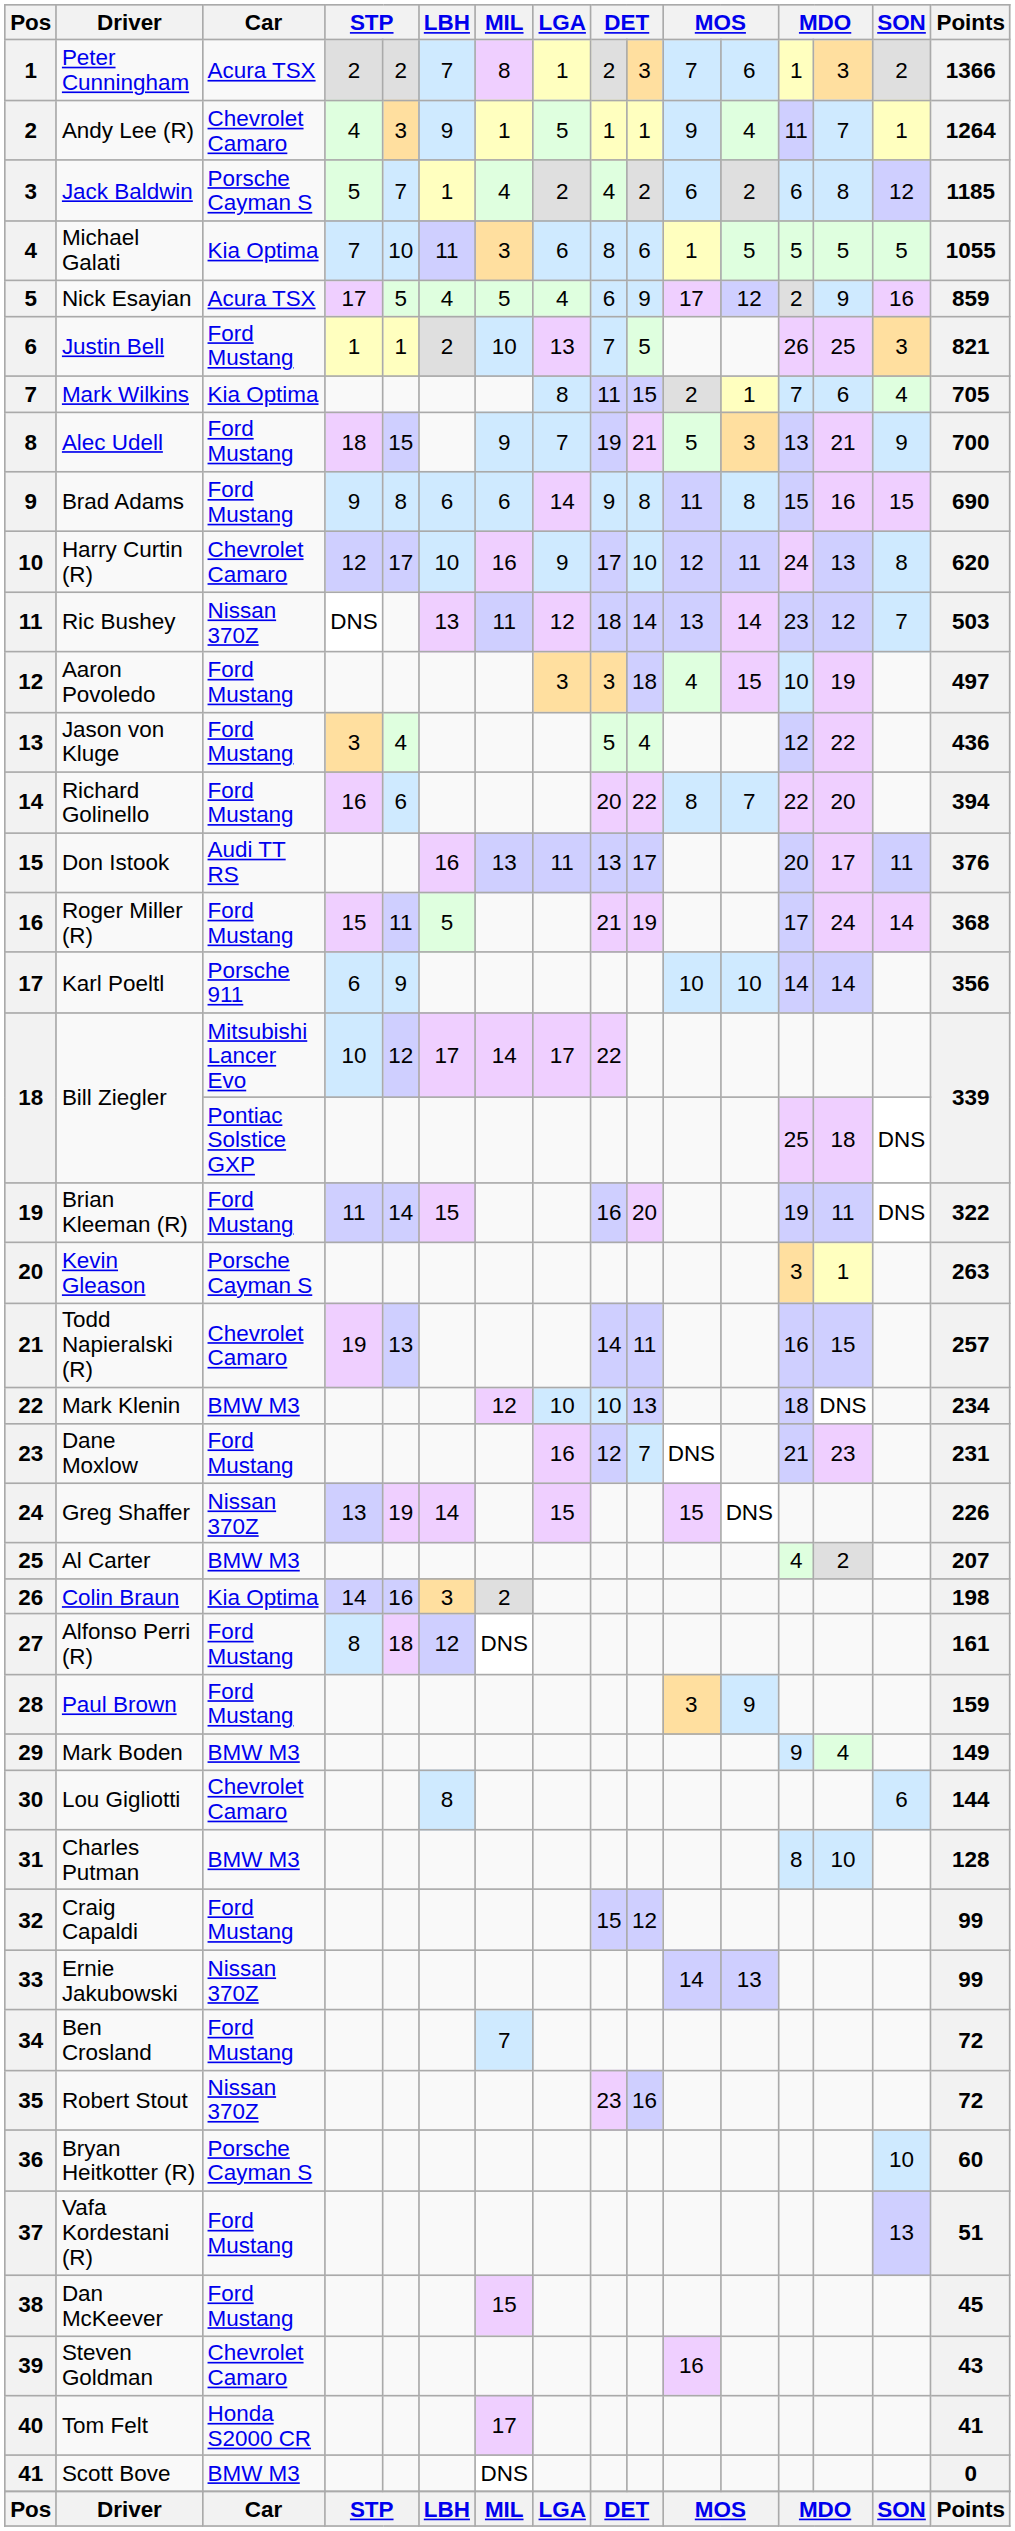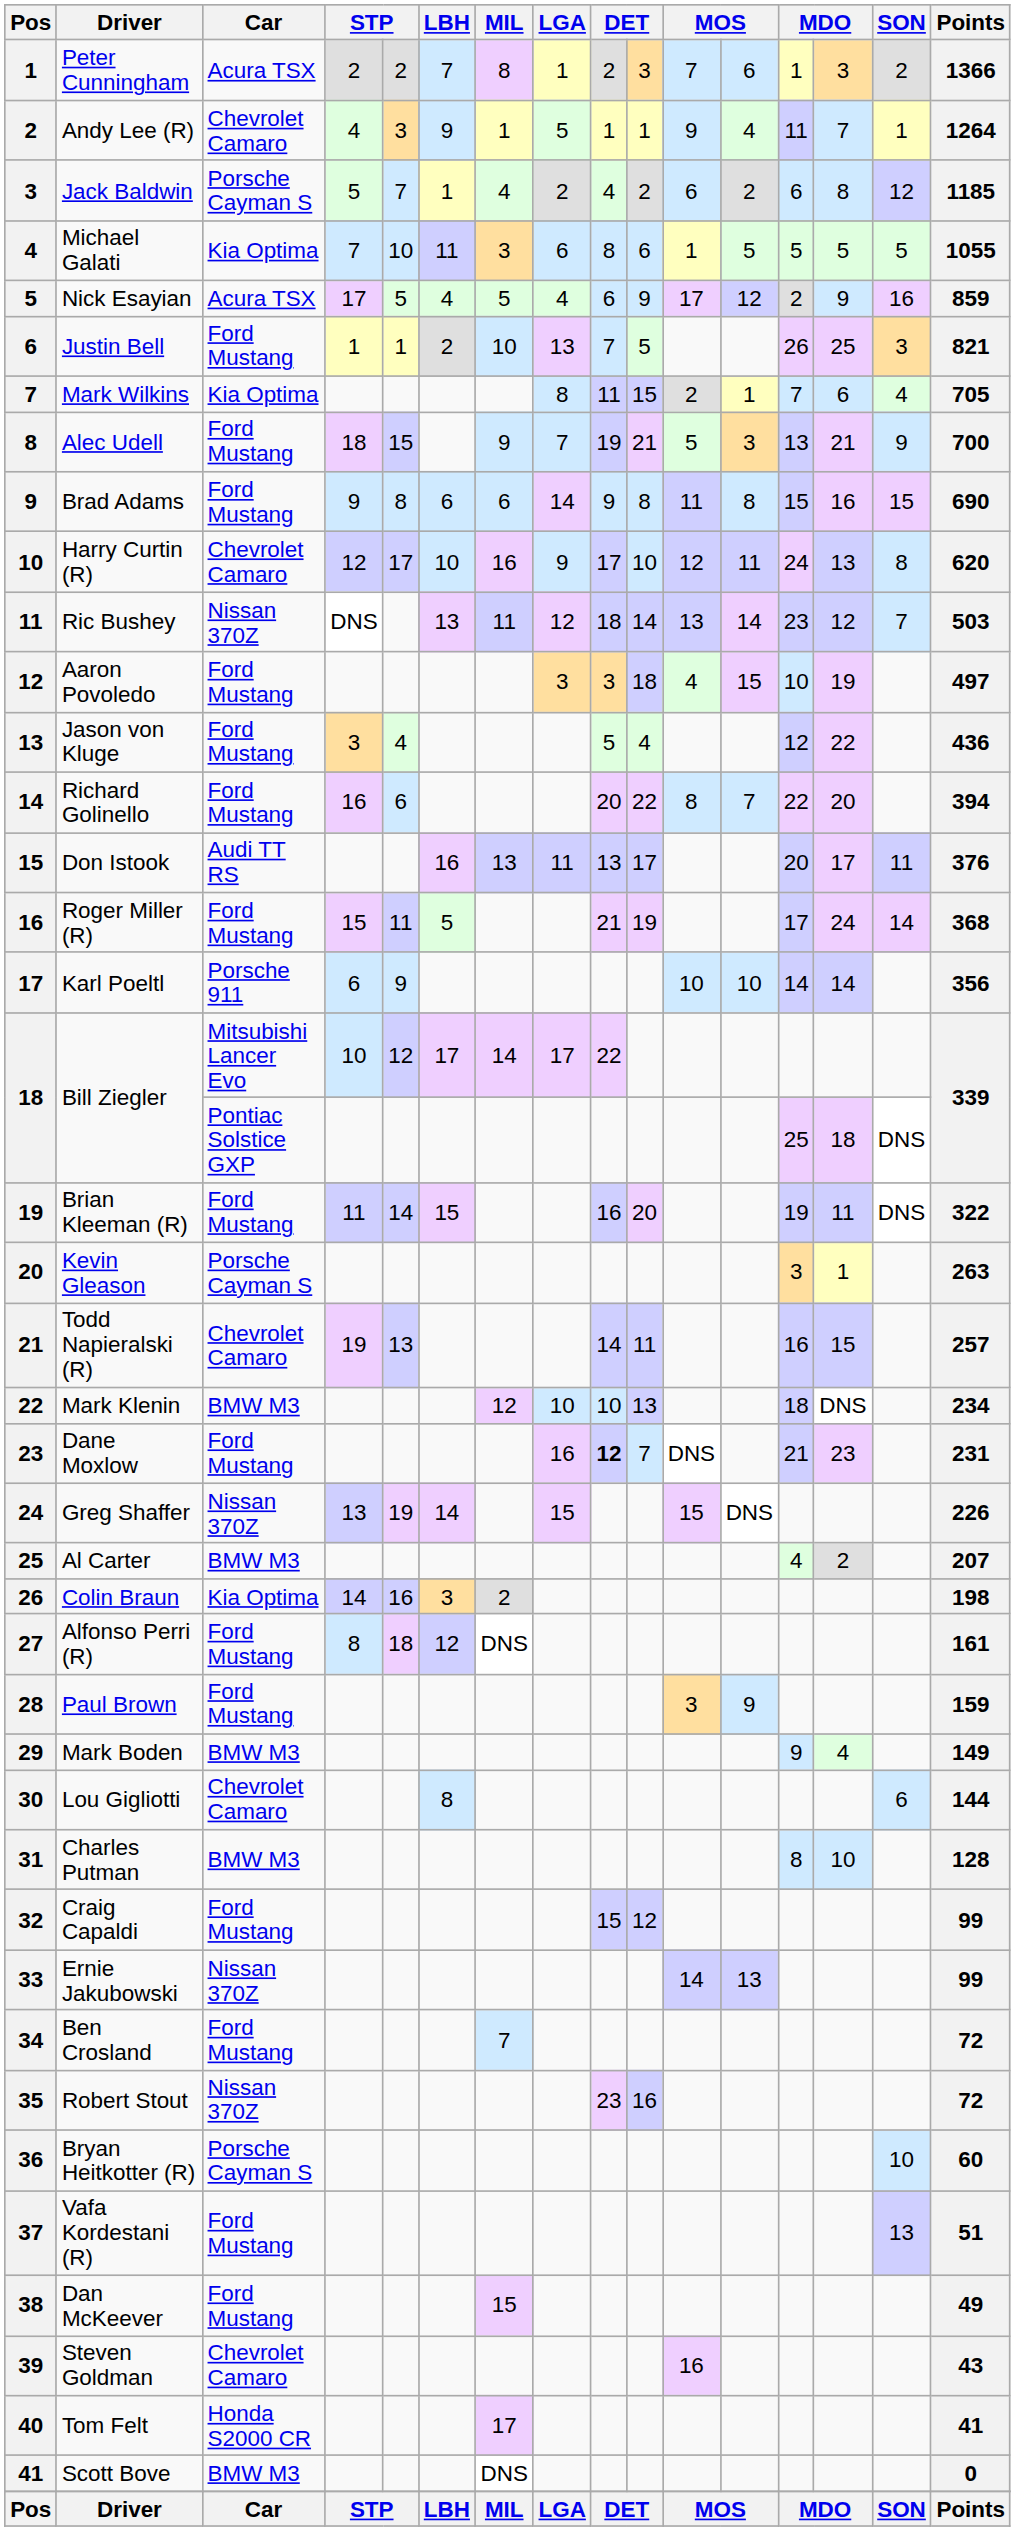(609, 1453) normal -> (609, 1453) bold
(971, 2305) 45 -> (971, 2305) 49
